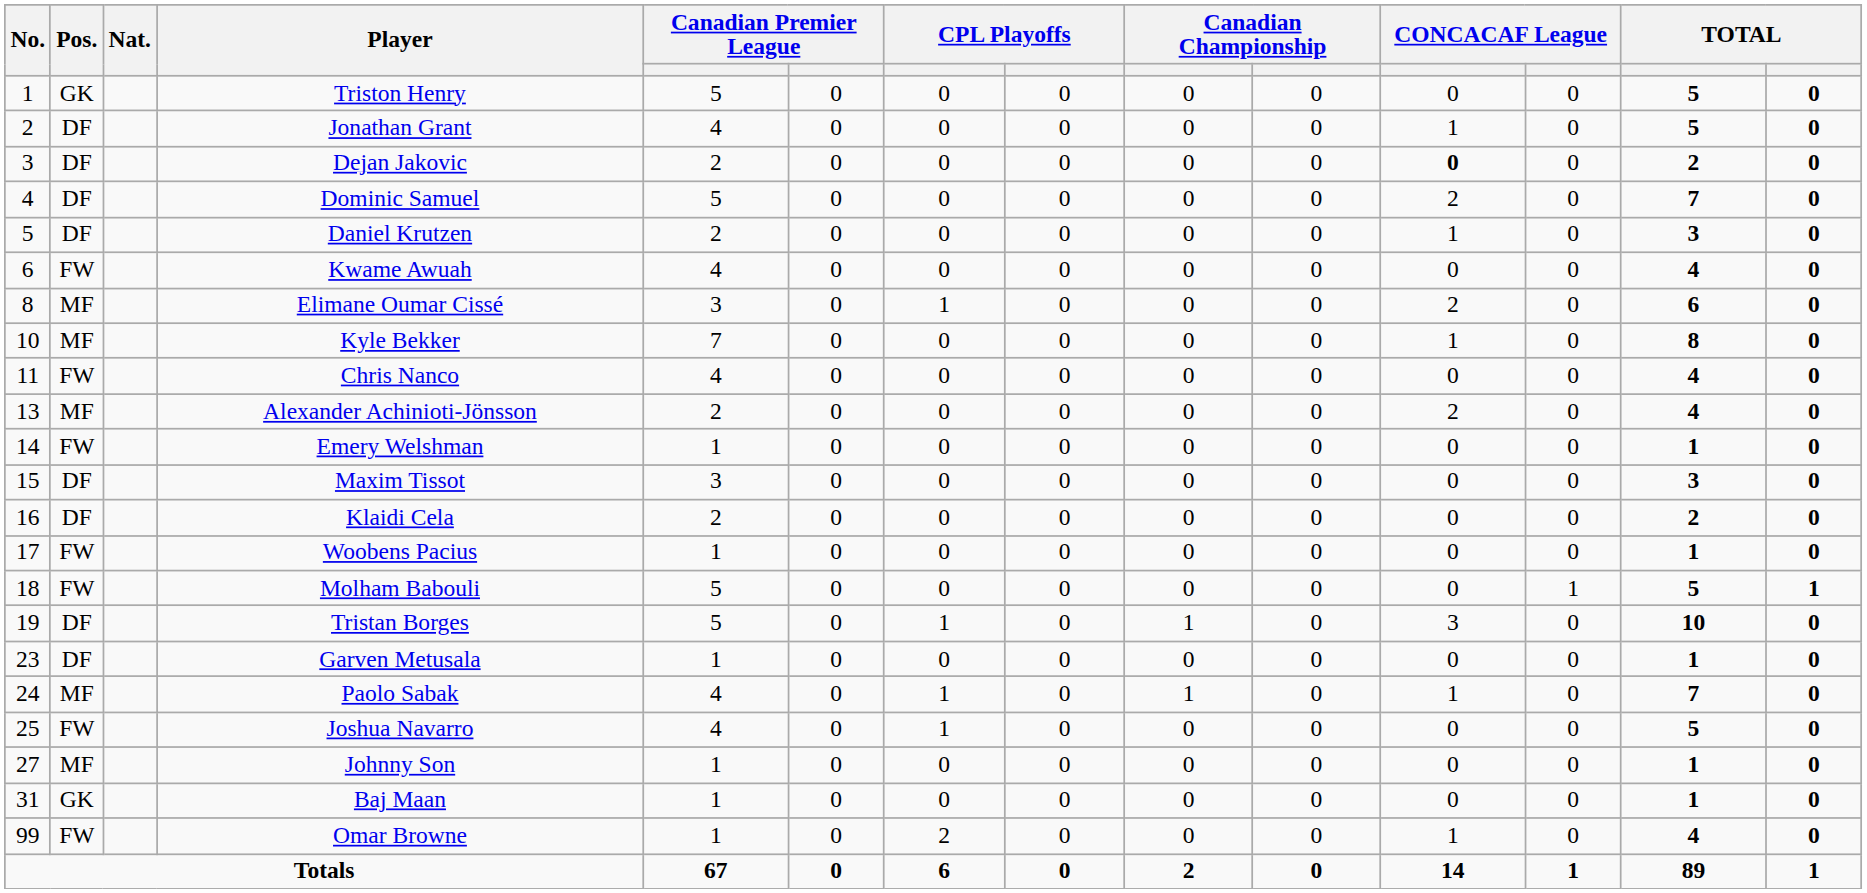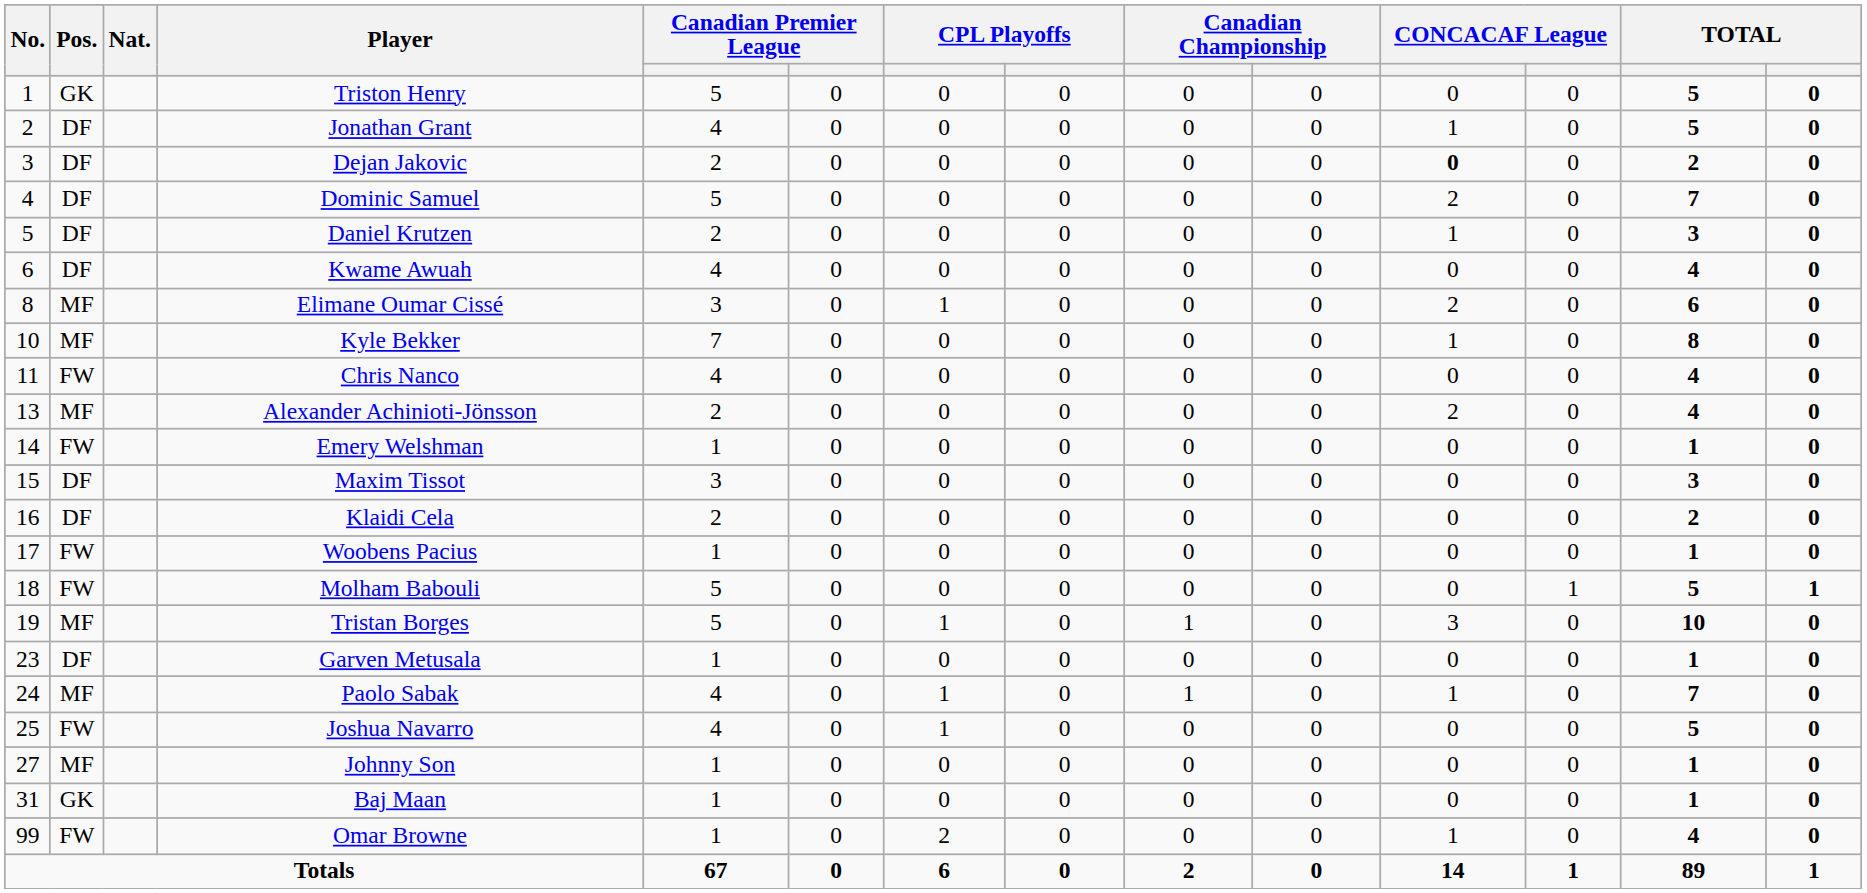(77, 269) FW -> (77, 269) DF
(77, 622) DF -> (77, 622) MF
